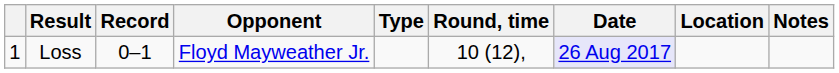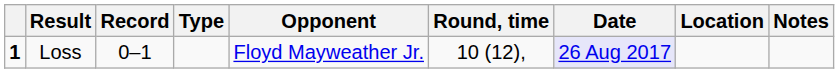columns swapped: (274, 21) <-> (401, 21)
(15, 52) normal -> (15, 52) bold
